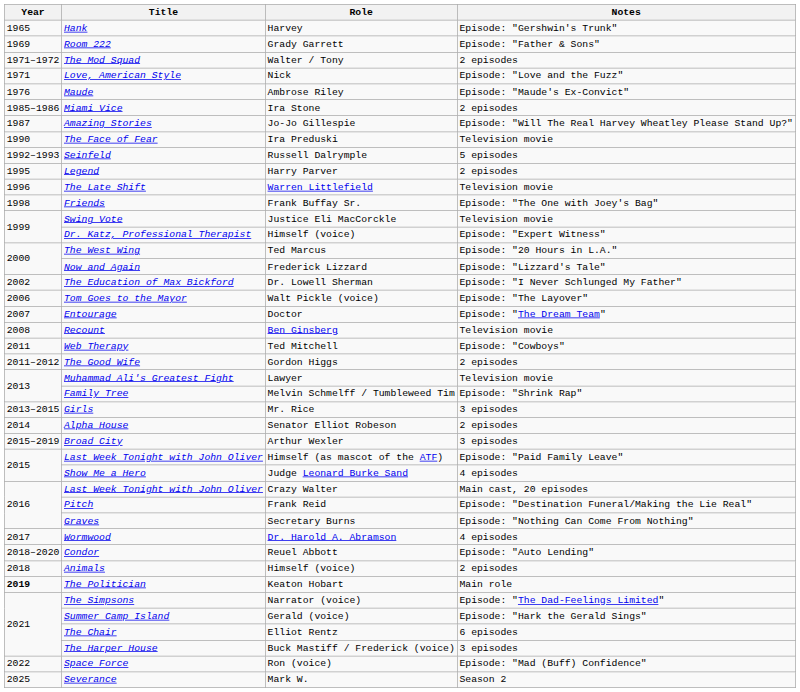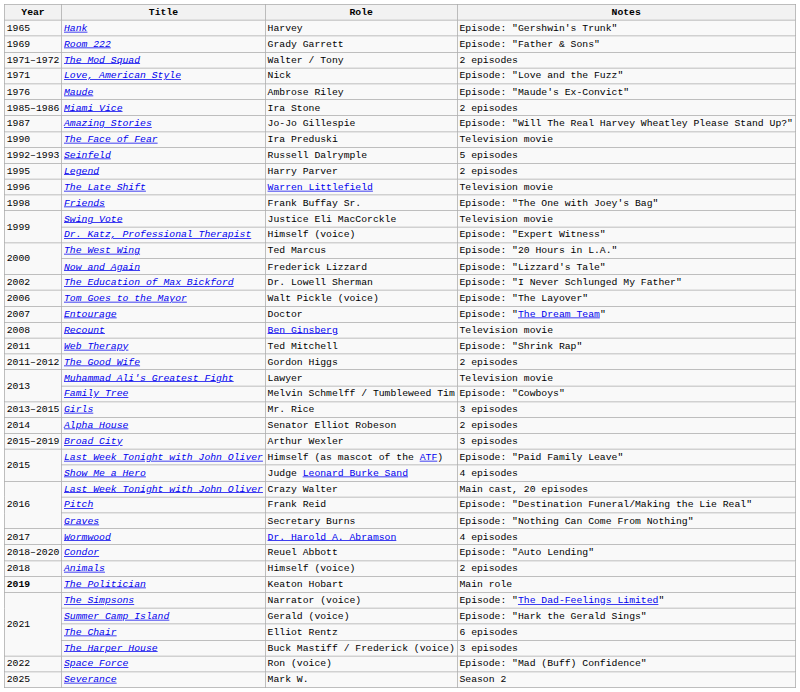(512, 346) Episode: "Cowboys" -> (521, 346) Episode: "Shrink Rap"
(521, 394) Episode: "Shrink Rap" -> (512, 394) Episode: "Cowboys"
